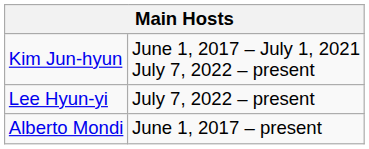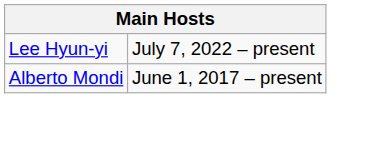- row: (66, 59)
